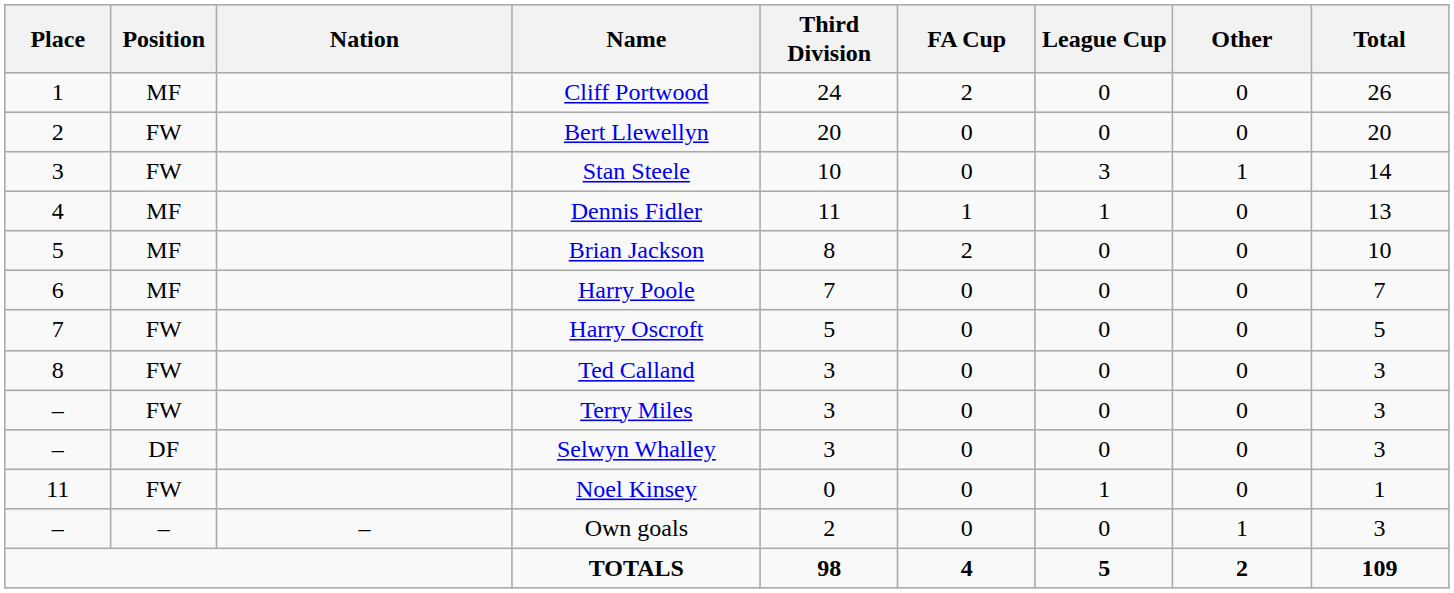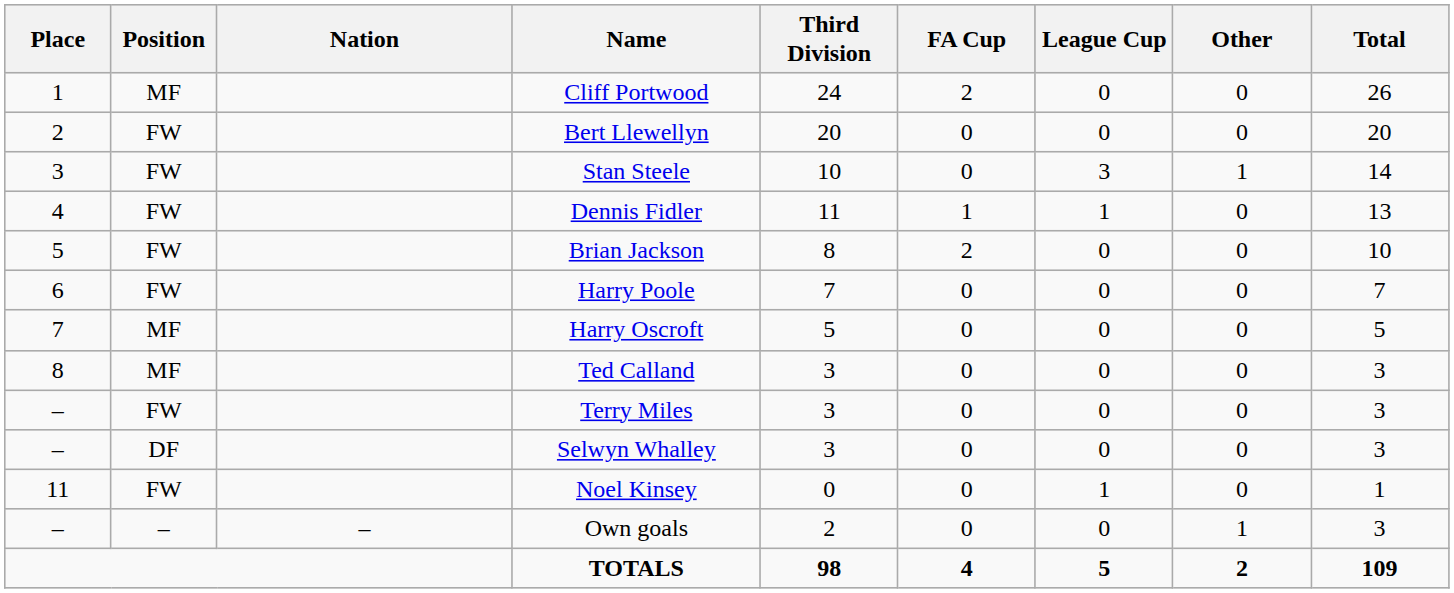(164, 211) MF -> (164, 211) FW
(164, 250) MF -> (164, 250) FW
(164, 290) MF -> (164, 290) FW
(164, 330) FW -> (164, 330) MF
(164, 369) FW -> (164, 369) MF
